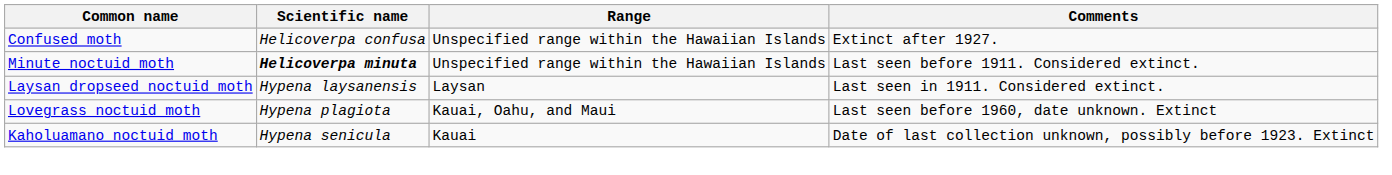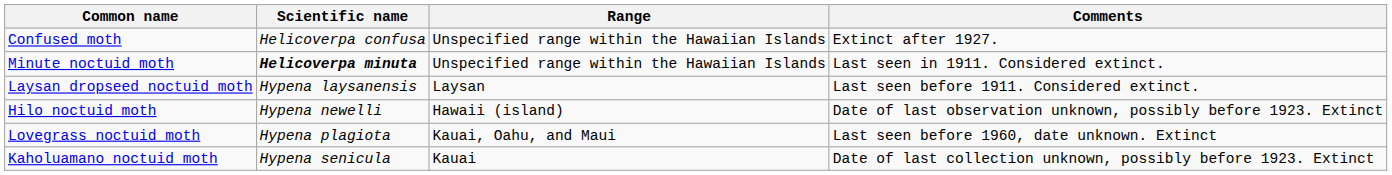(1016, 64) Last seen before 1911. Considered extinct. -> (999, 64) Last seen in 1911. Considered extinct.
(999, 88) Last seen in 1911. Considered extinct. -> (1016, 88) Last seen before 1911. Considered extinct.
+ row: (82, 111)
